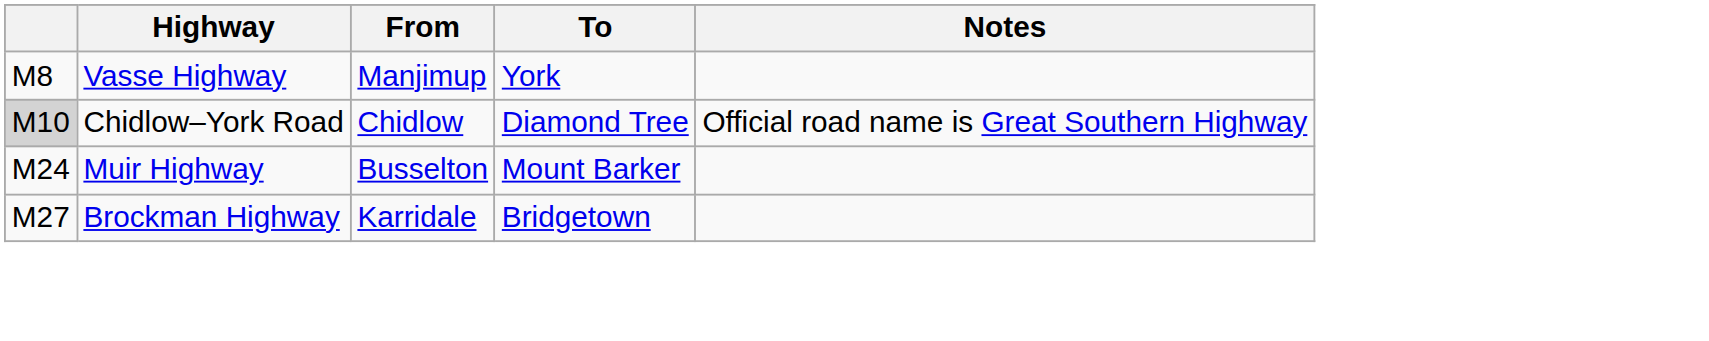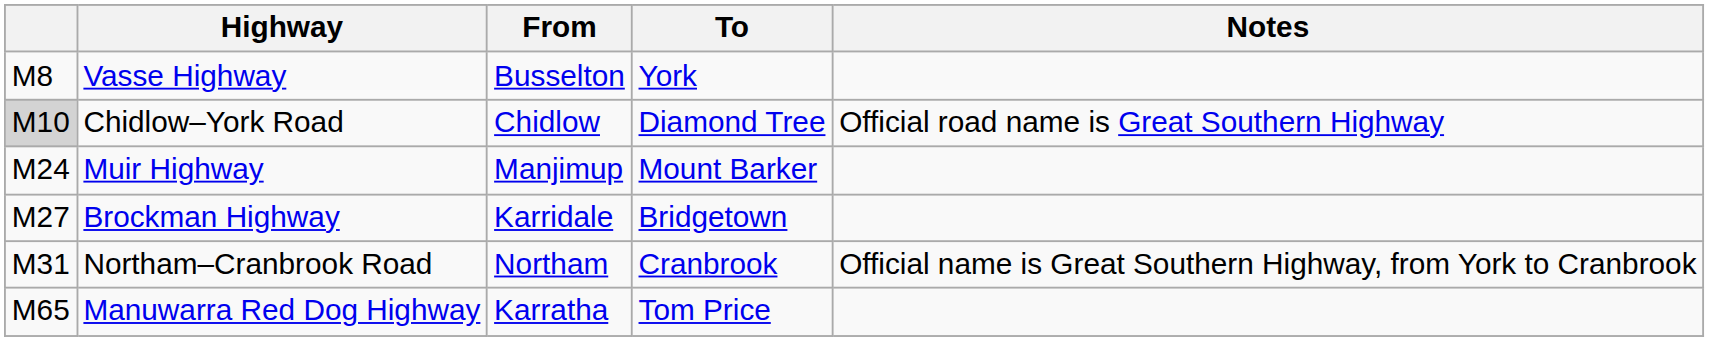(422, 75) Manjimup -> (559, 75) Busselton
(423, 169) Busselton -> (559, 169) Manjimup
+ row: (258, 264)
+ row: (282, 311)
